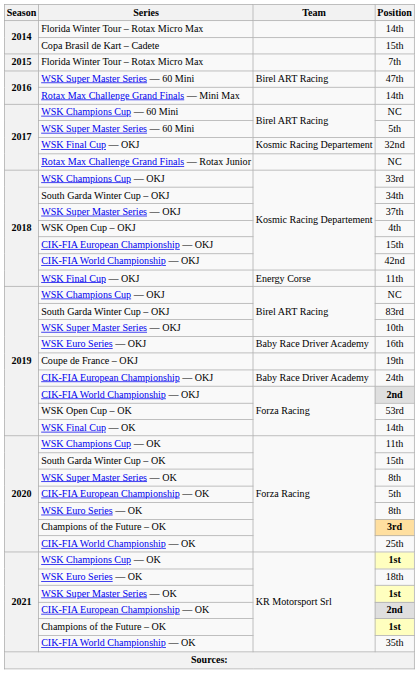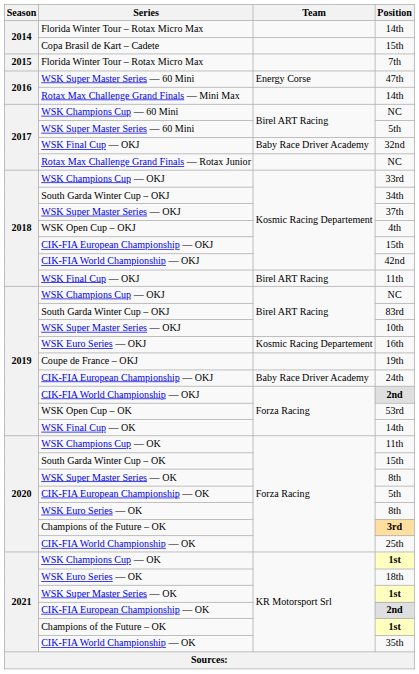(292, 78) Birel ART Racing -> (283, 78) Energy Corse
(314, 145) Kosmic Racing Departement -> (312, 145) Baby Race Driver Academy
(283, 278) Energy Corse -> (292, 278) Birel ART Racing
(312, 344) Baby Race Driver Academy -> (314, 344) Kosmic Racing Departement
